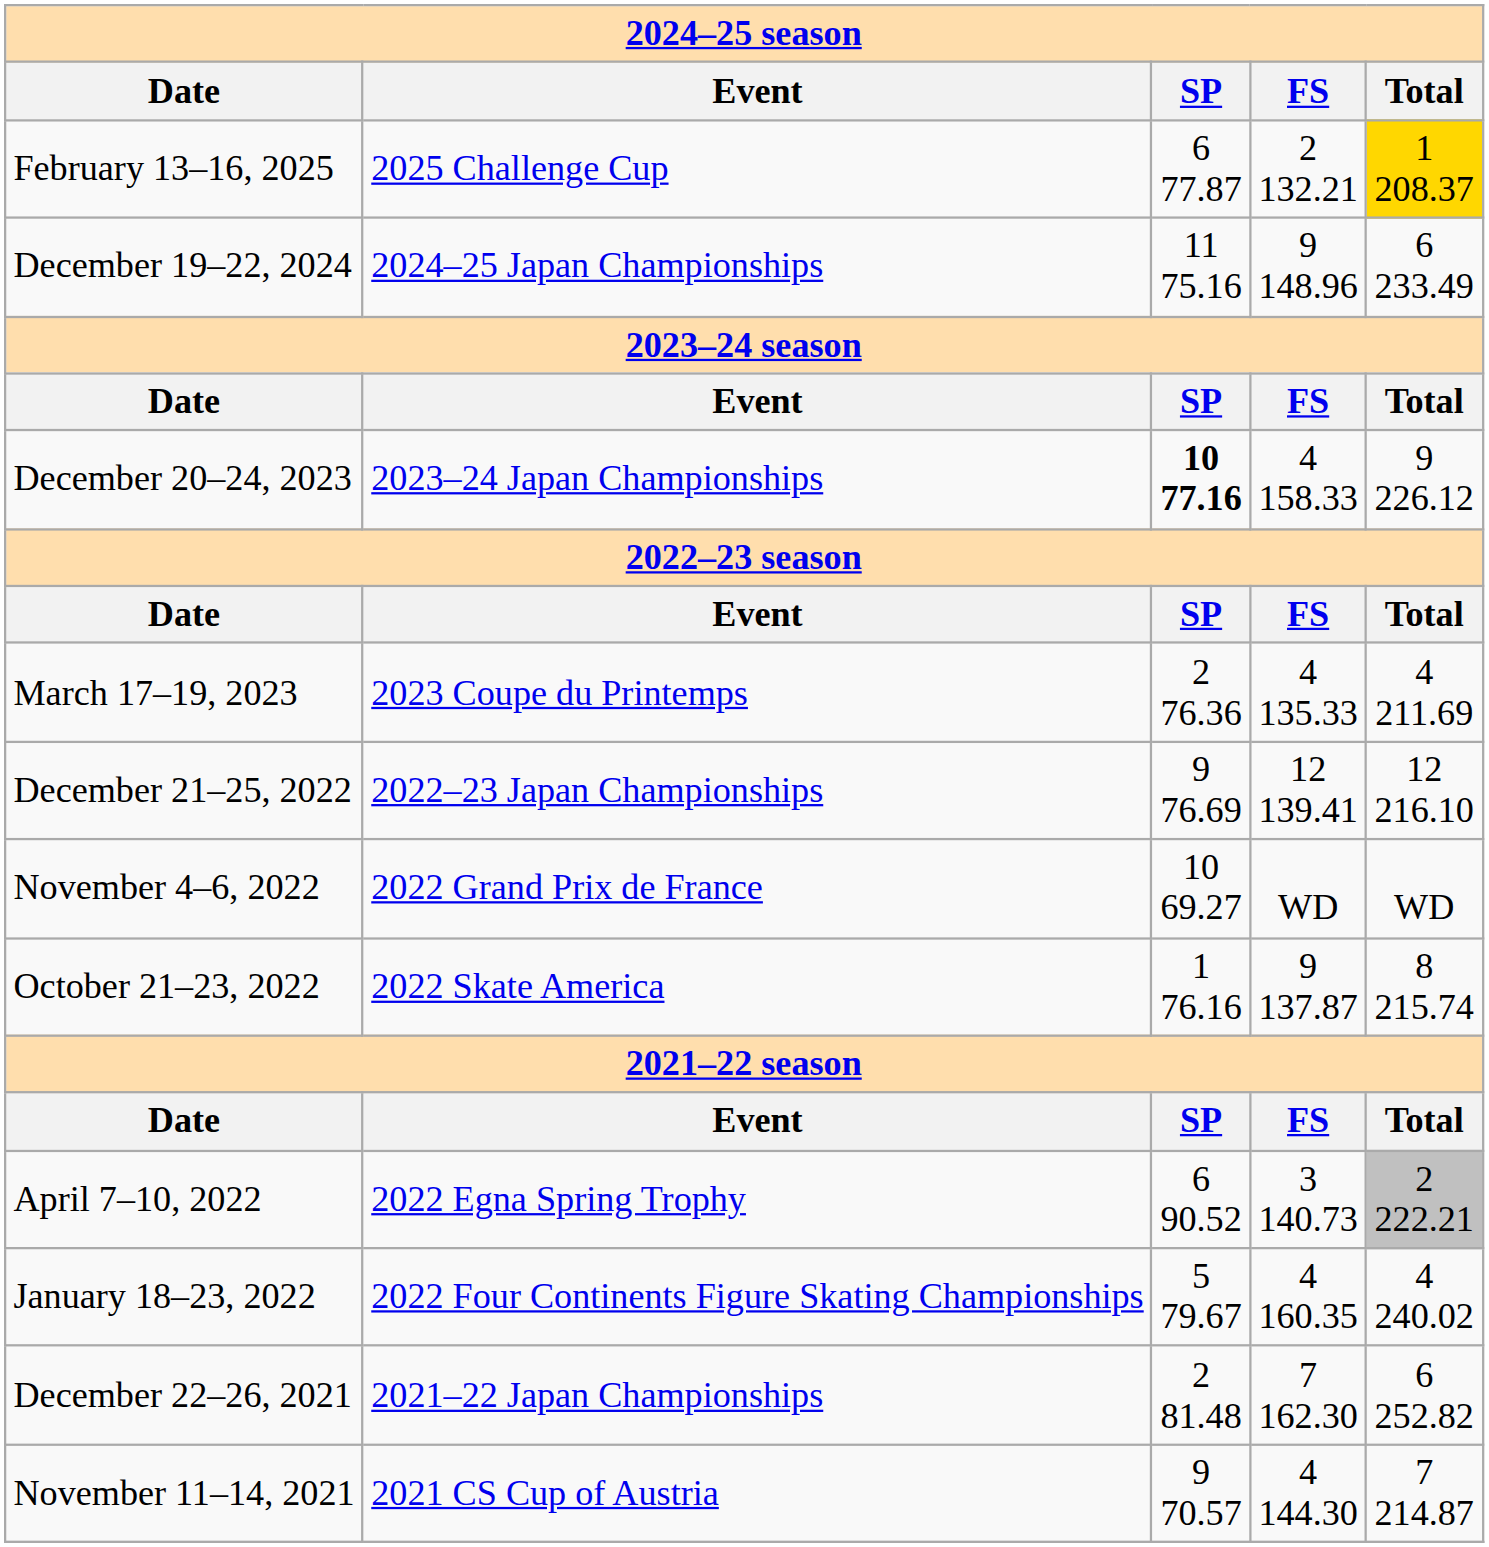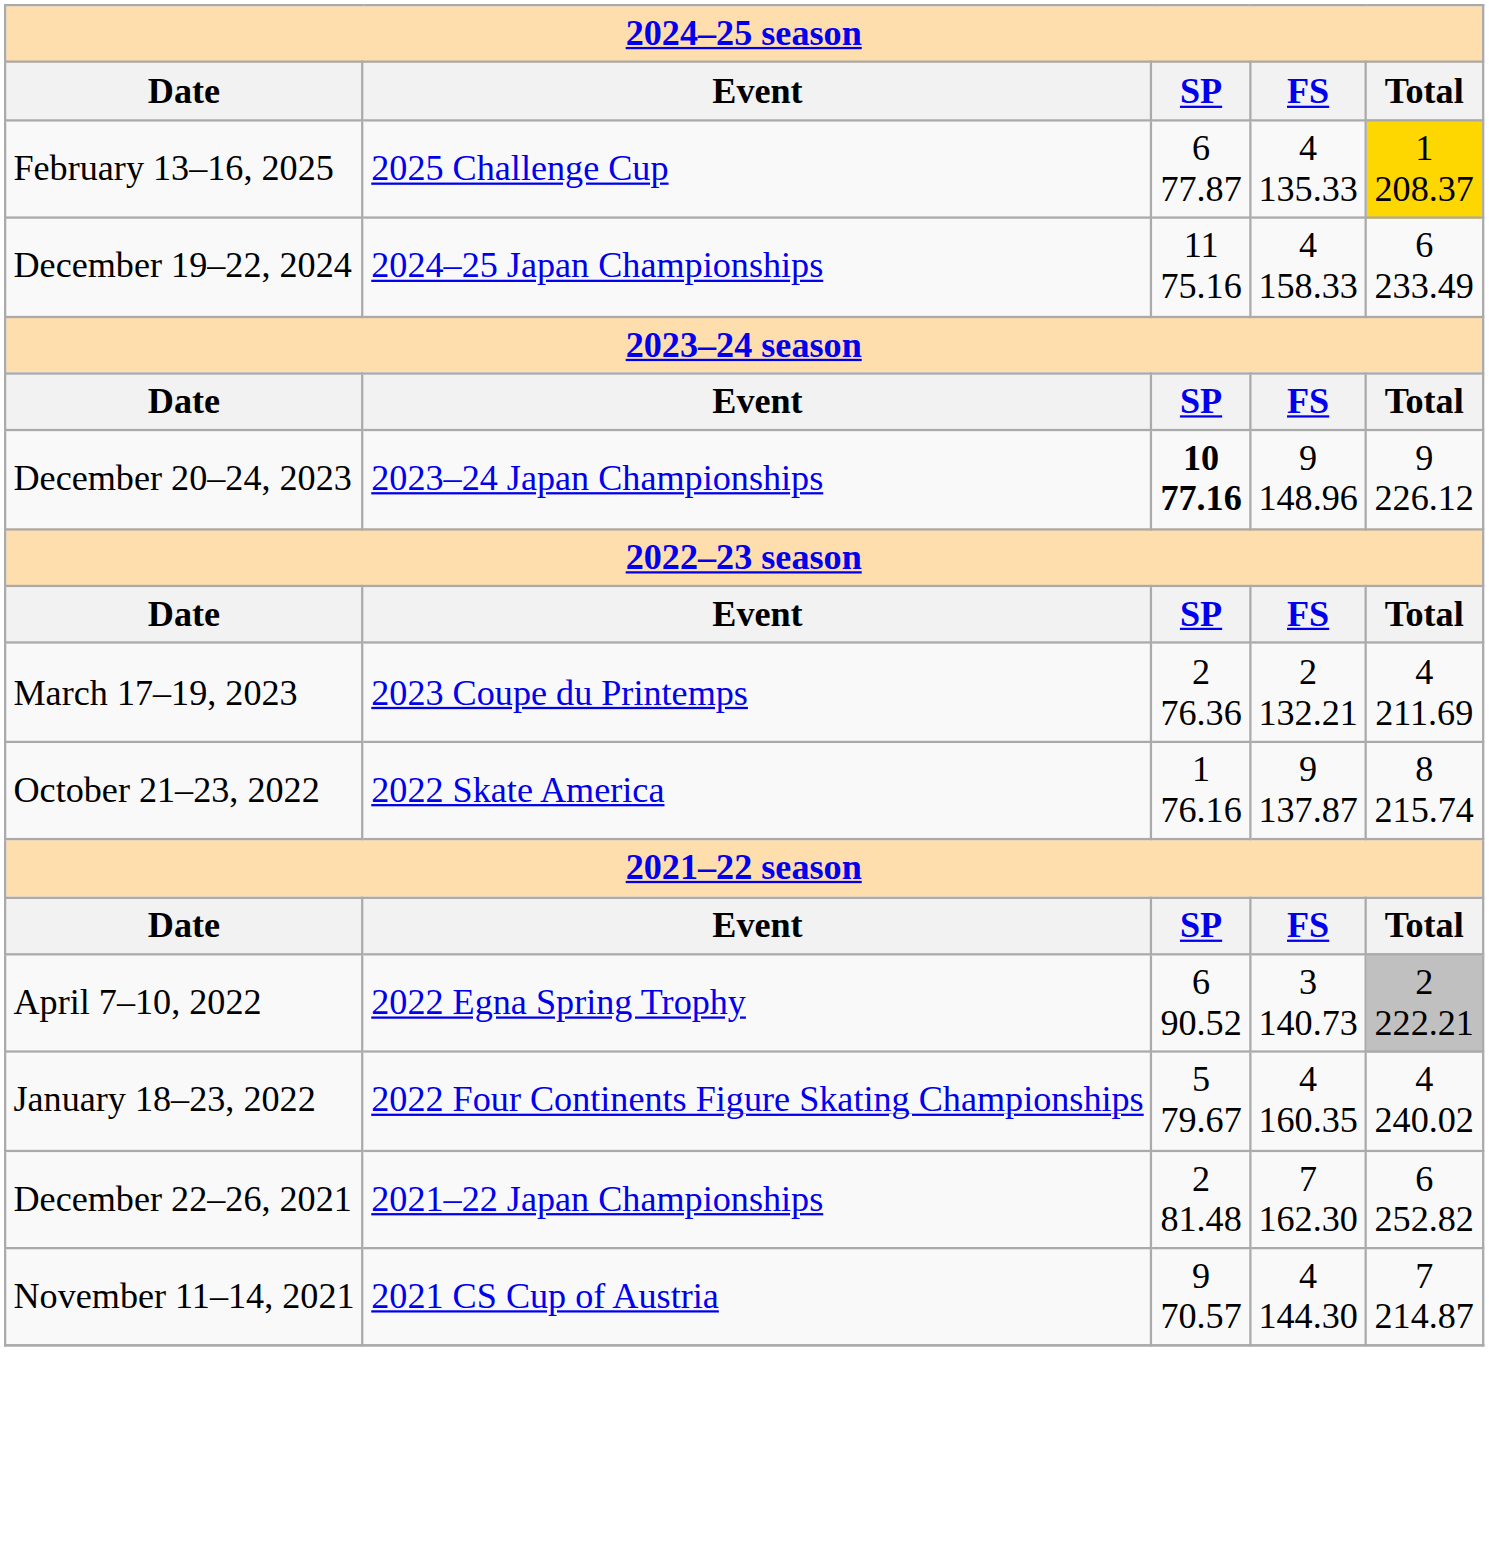(1308, 168) 2 132.21 -> (1308, 168) 4 135.33
(1308, 266) 9 148.96 -> (1308, 266) 4 158.33
(1308, 478) 4 158.33 -> (1308, 478) 9 148.96
(1308, 691) 4 135.33 -> (1308, 691) 2 132.21
- row: (183, 789)
- row: (167, 887)
